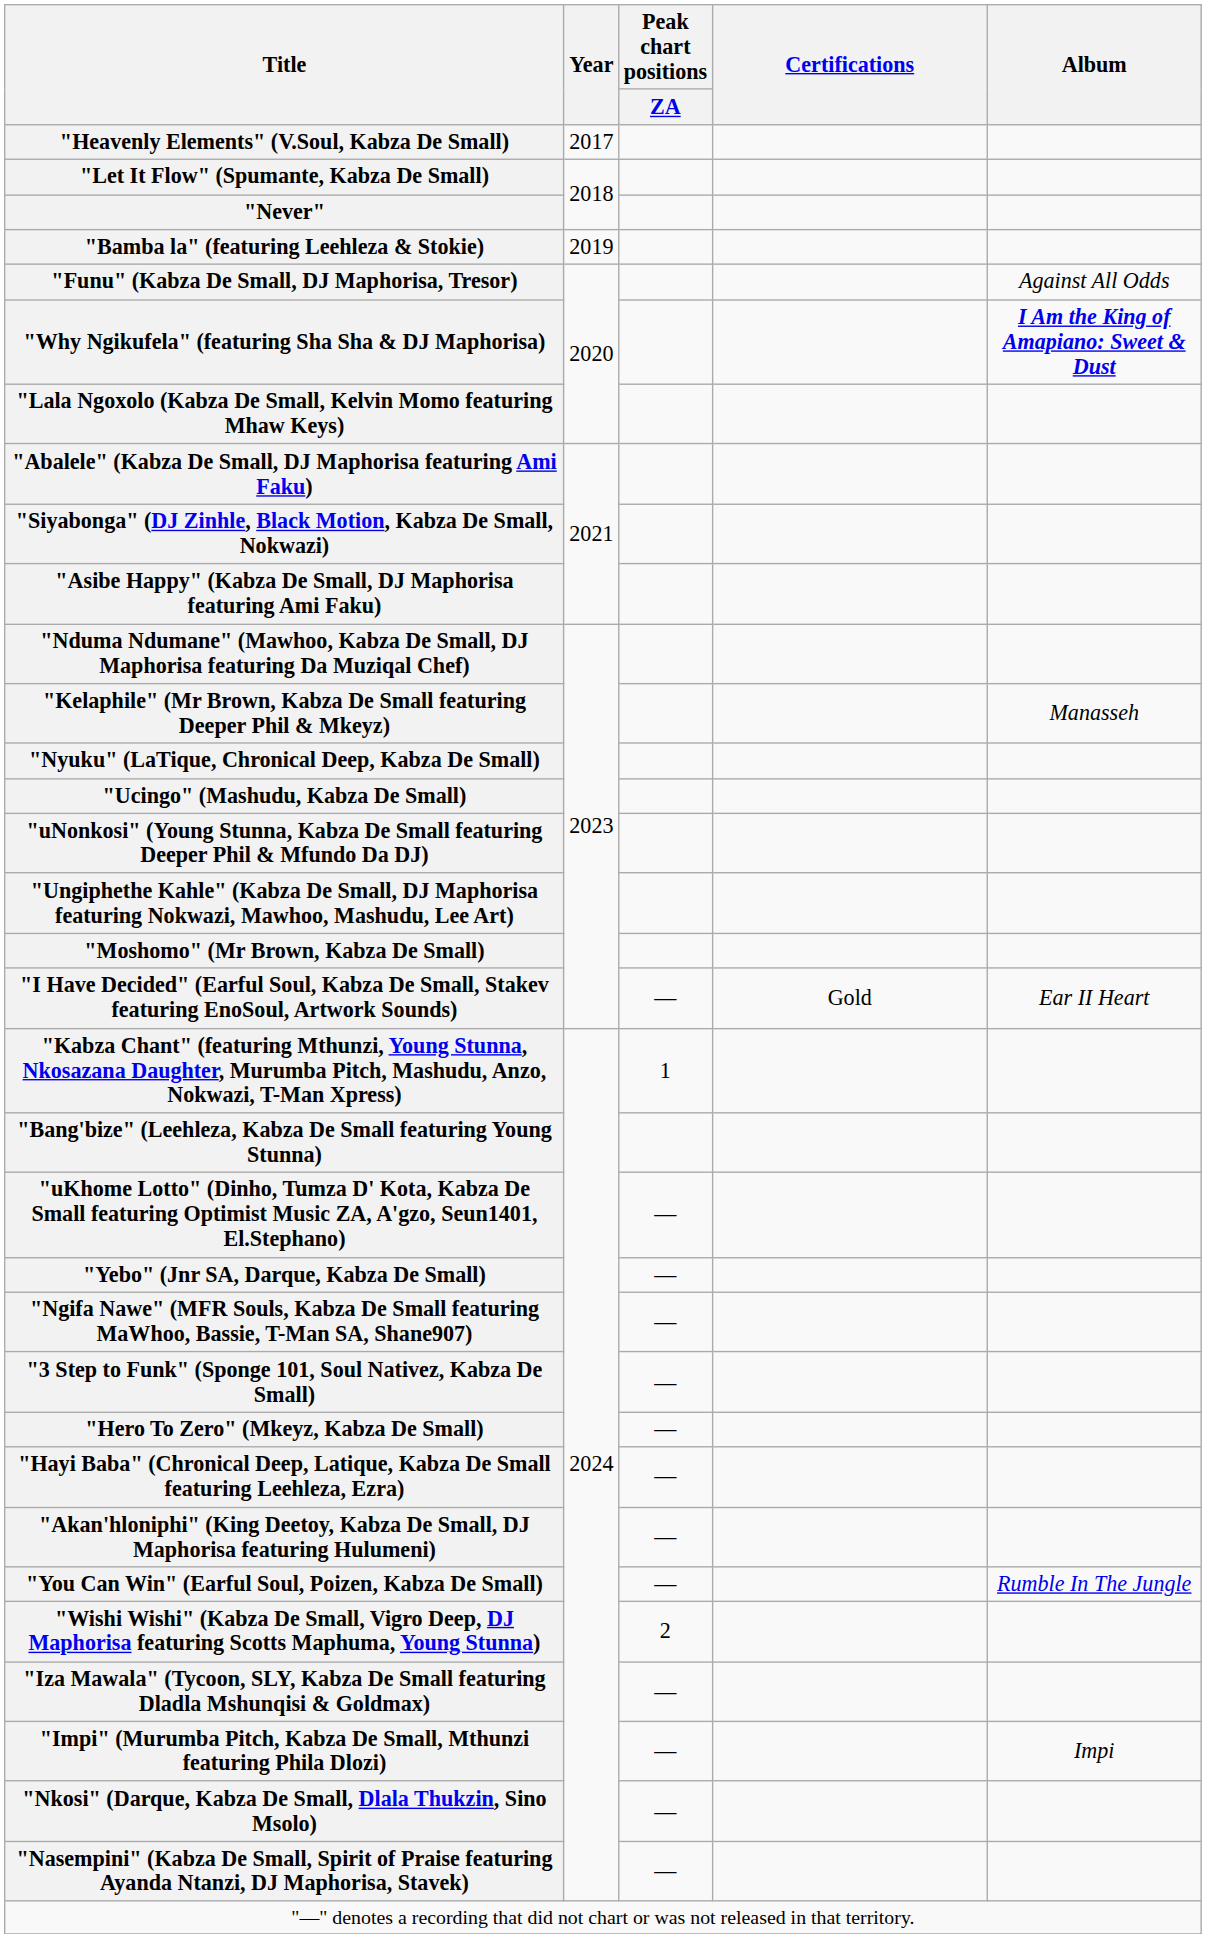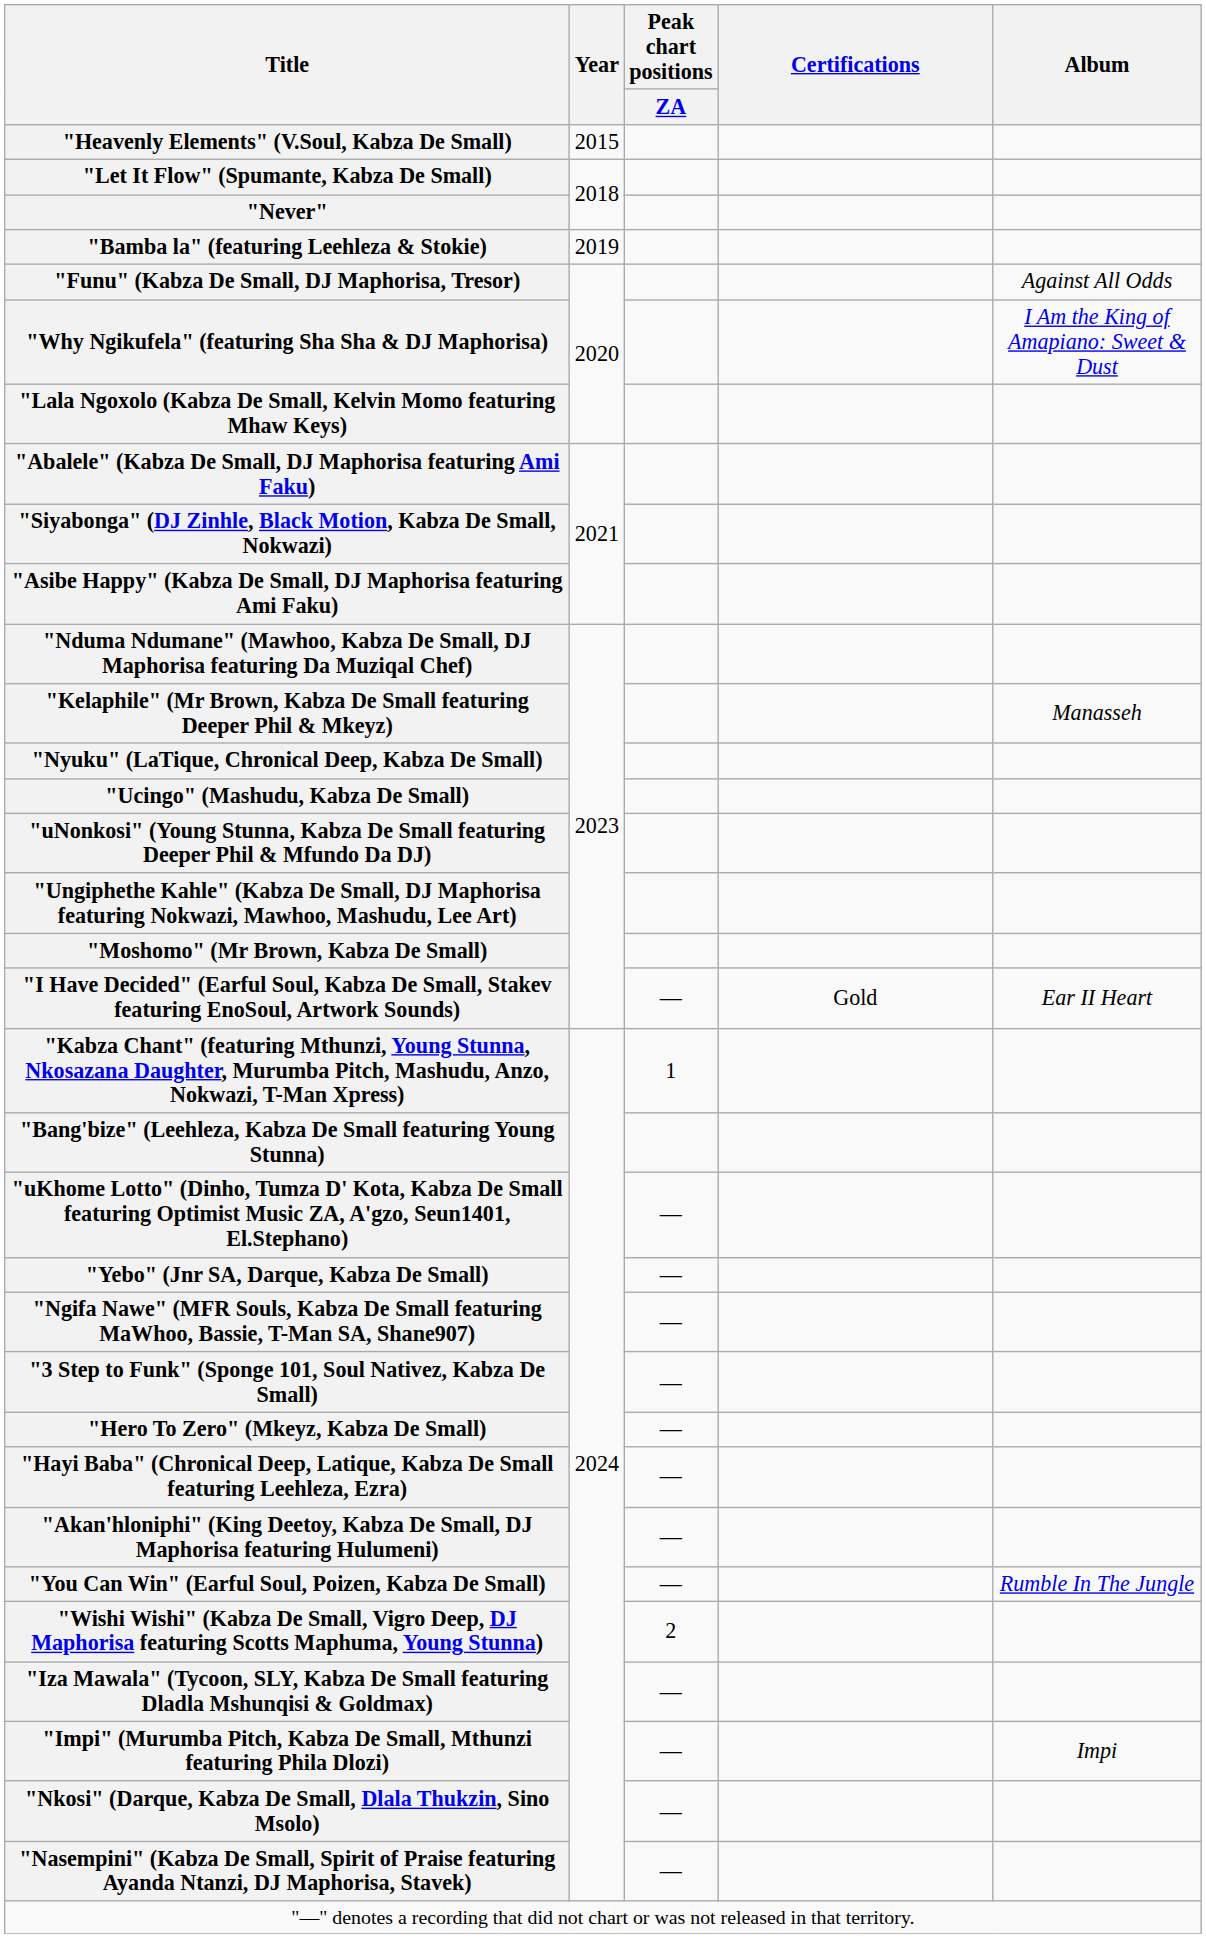(591, 141) 2017 -> (597, 141) 2015
(1094, 341) bold -> (1097, 341) normal
